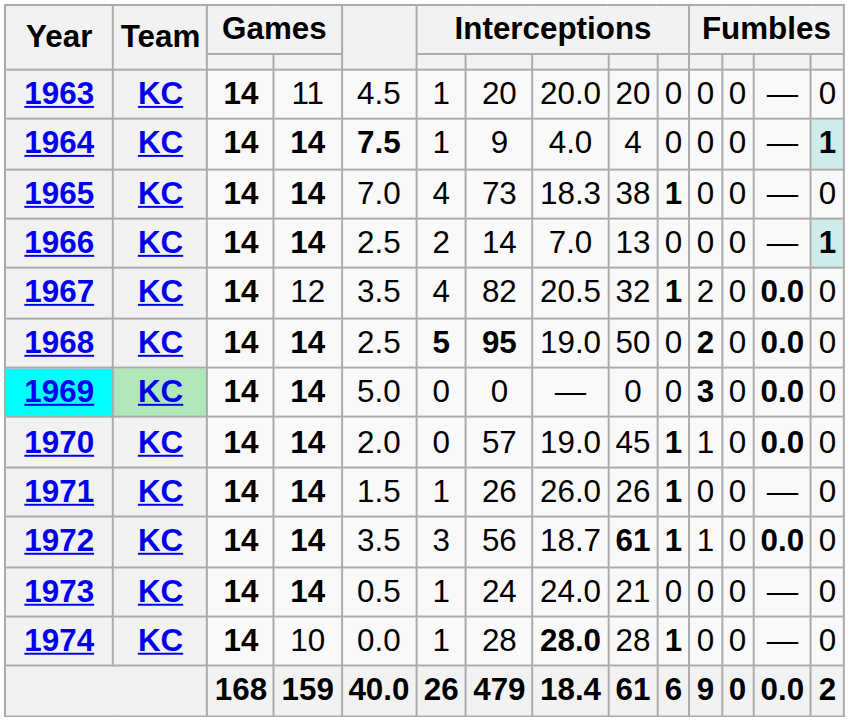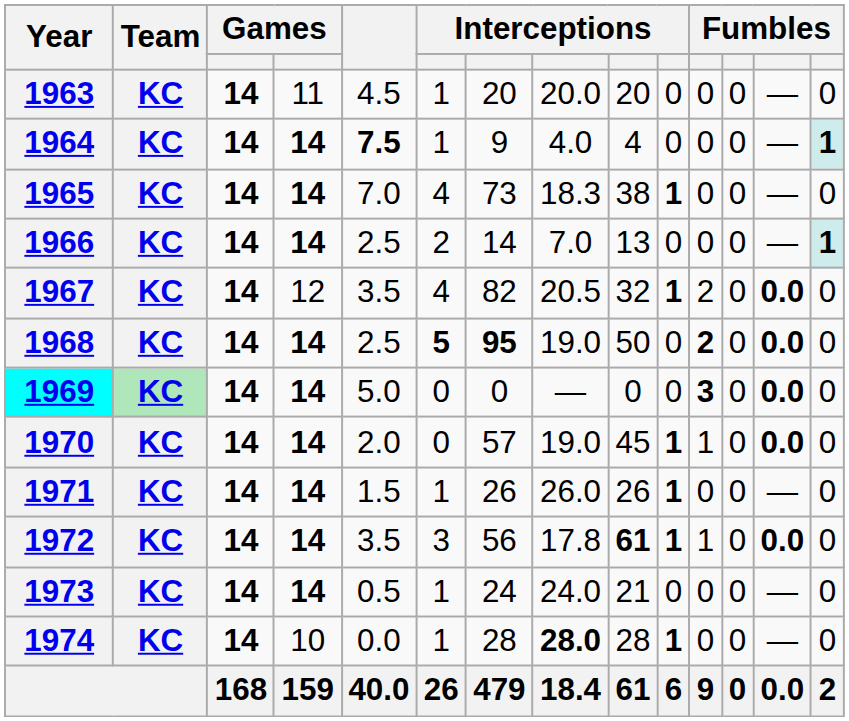(571, 541) 18.7 -> (571, 541) 17.8
